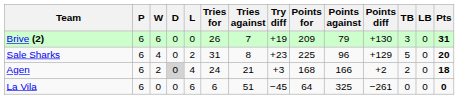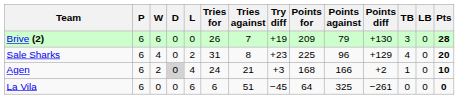(444, 39) 31 -> (444, 39) 28
(407, 54) 5 -> (407, 54) 4
(407, 70) 2 -> (407, 70) 1
(444, 70) 18 -> (444, 70) 10
